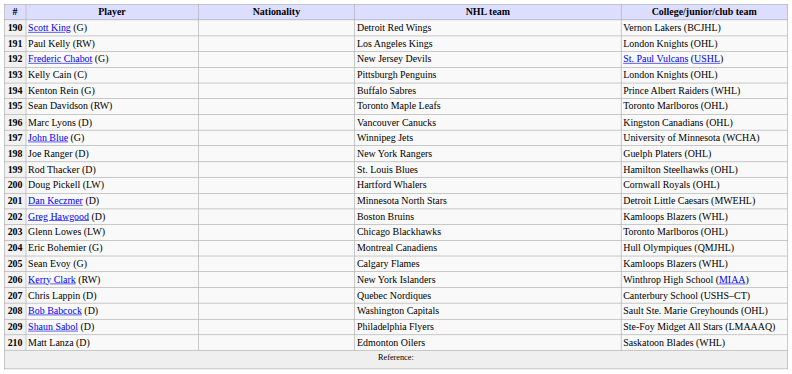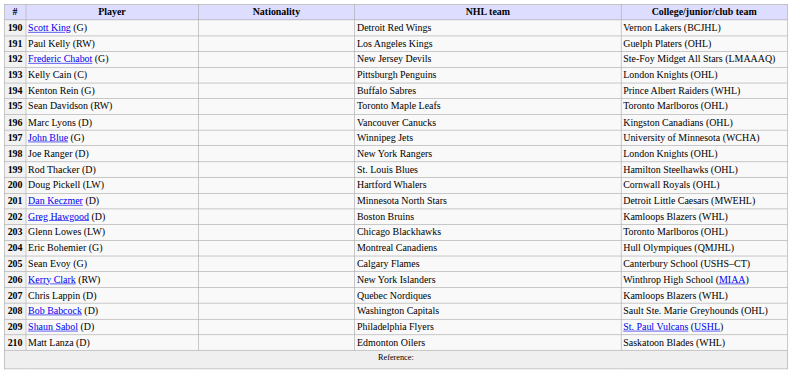(670, 43) London Knights (OHL) -> (667, 43) Guelph Platers (OHL)
(673, 59) St. Paul Vulcans (USHL) -> (699, 59) Ste-Foy Midget All Stars (LMAAAQ)
(667, 153) Guelph Platers (OHL) -> (670, 153) London Knights (OHL)
(676, 264) Kamloops Blazers (WHL) -> (687, 264) Canterbury School (USHS–CT)
(687, 295) Canterbury School (USHS–CT) -> (676, 295) Kamloops Blazers (WHL)
(699, 327) Ste-Foy Midget All Stars (LMAAAQ) -> (673, 327) St. Paul Vulcans (USHL)
